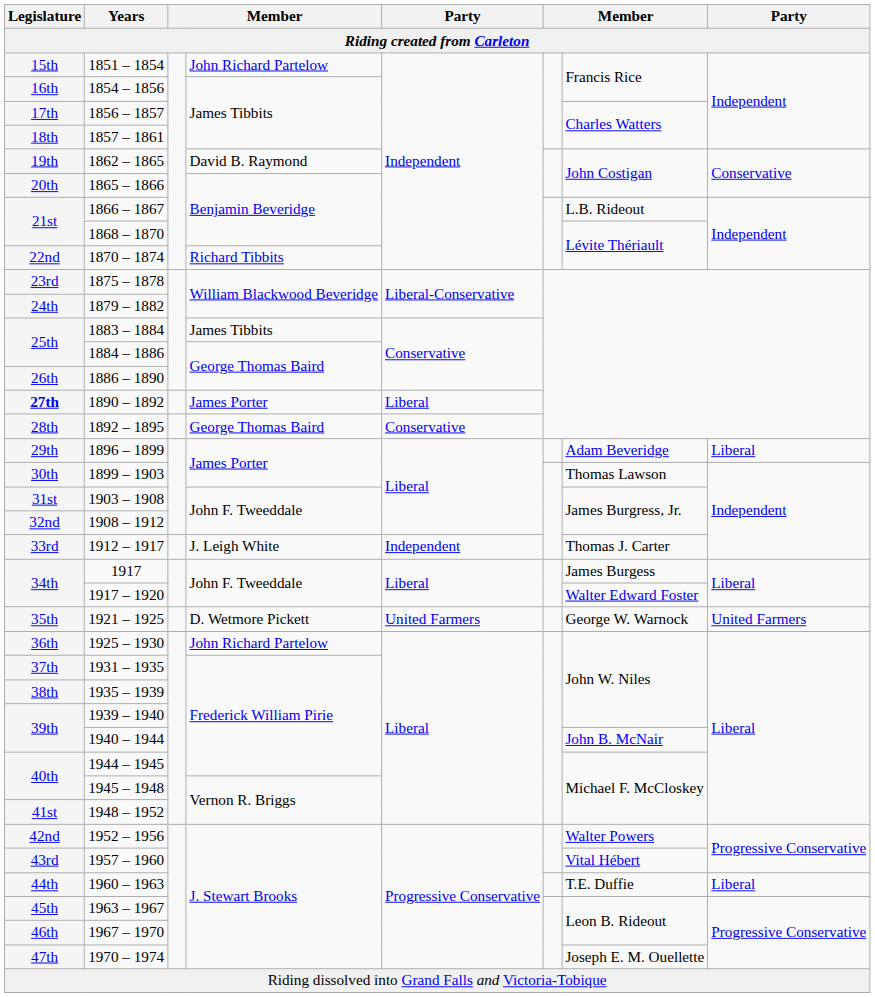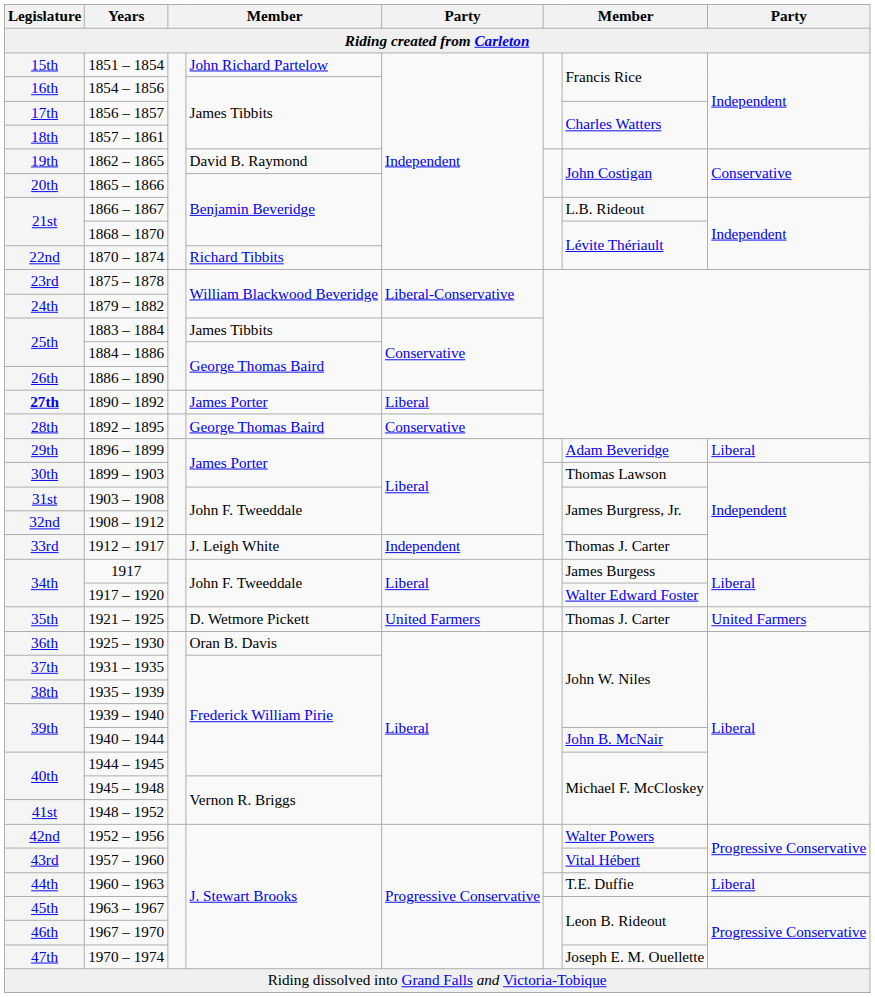(627, 619) George W. Warnock -> (618, 619) Thomas J. Carter
(259, 643) John Richard Partelow -> (233, 643) Oran B. Davis
